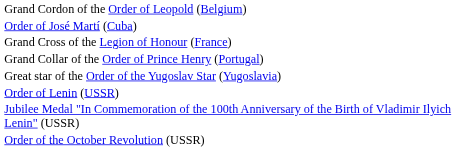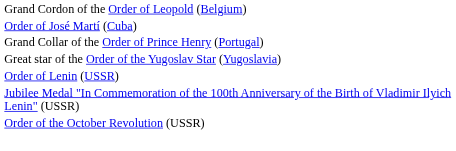- row: (118, 42)
